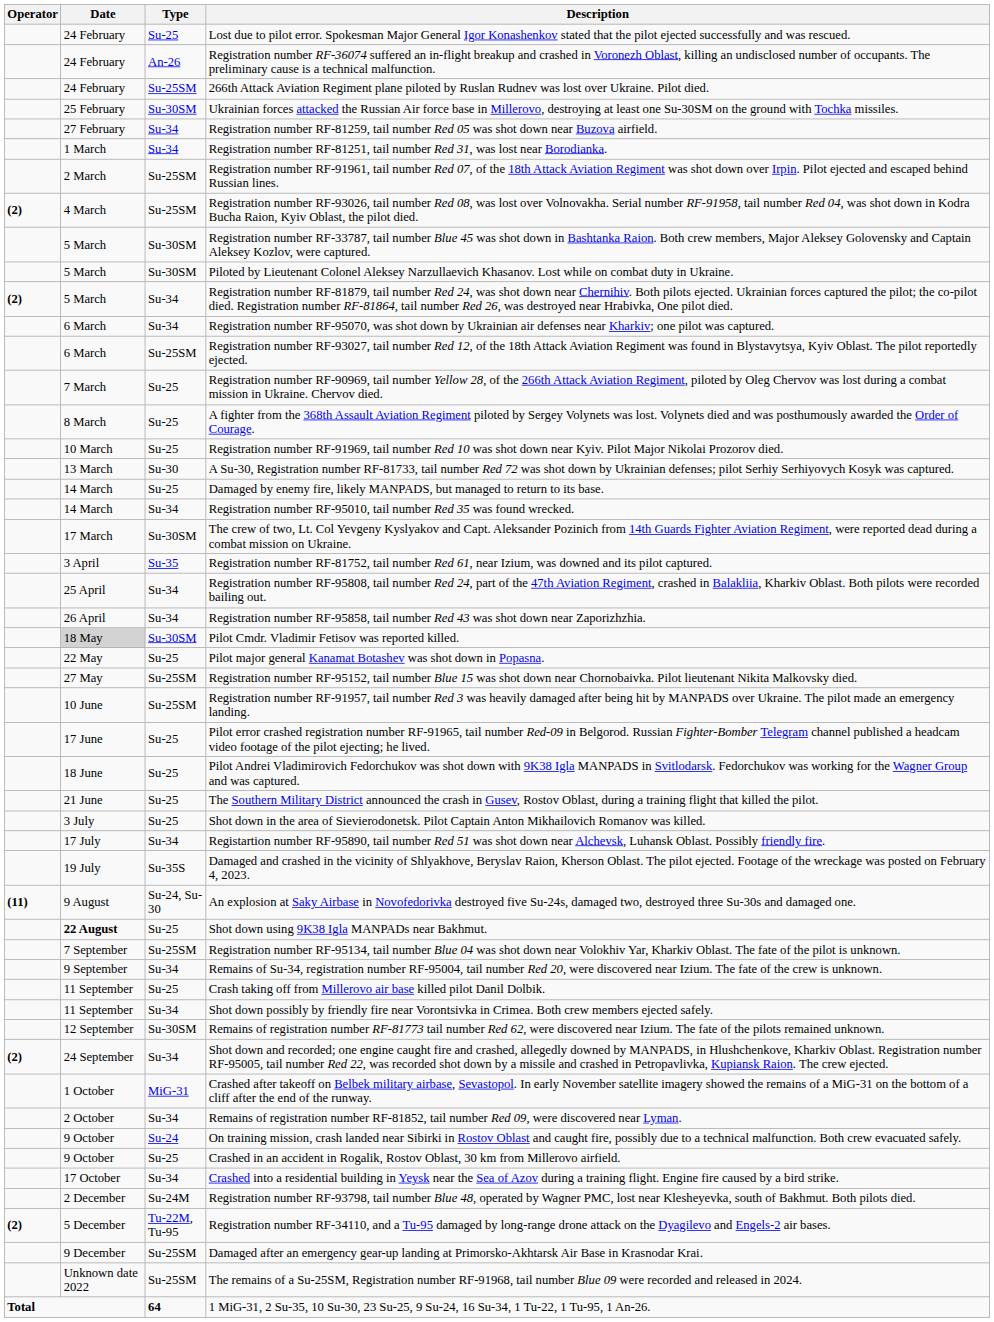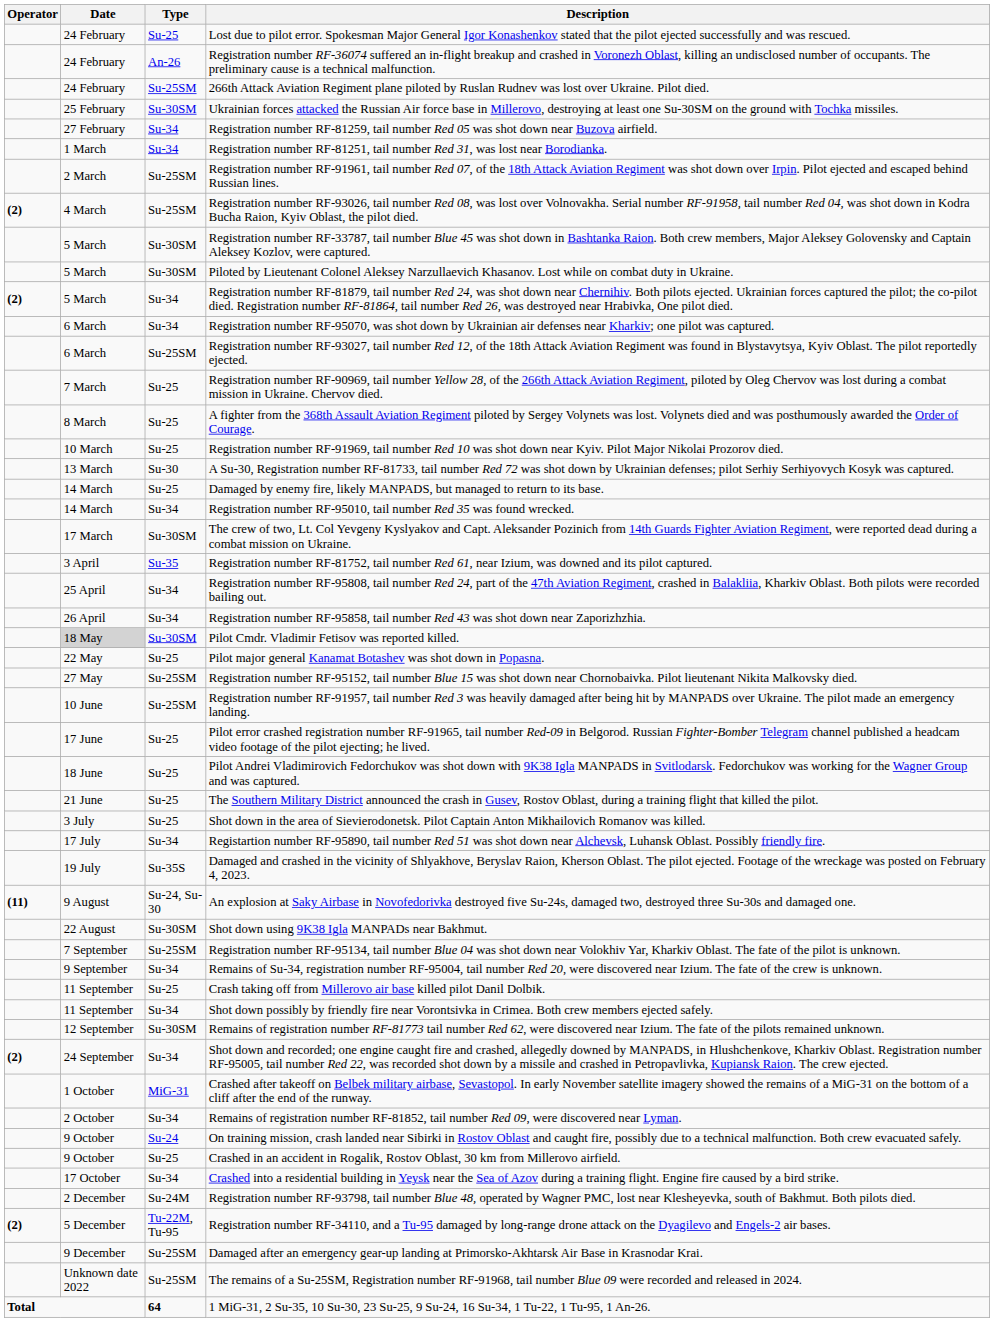(91, 929) bold -> (89, 929) normal
(163, 929) Su-25 -> (172, 929) Su-30SM
